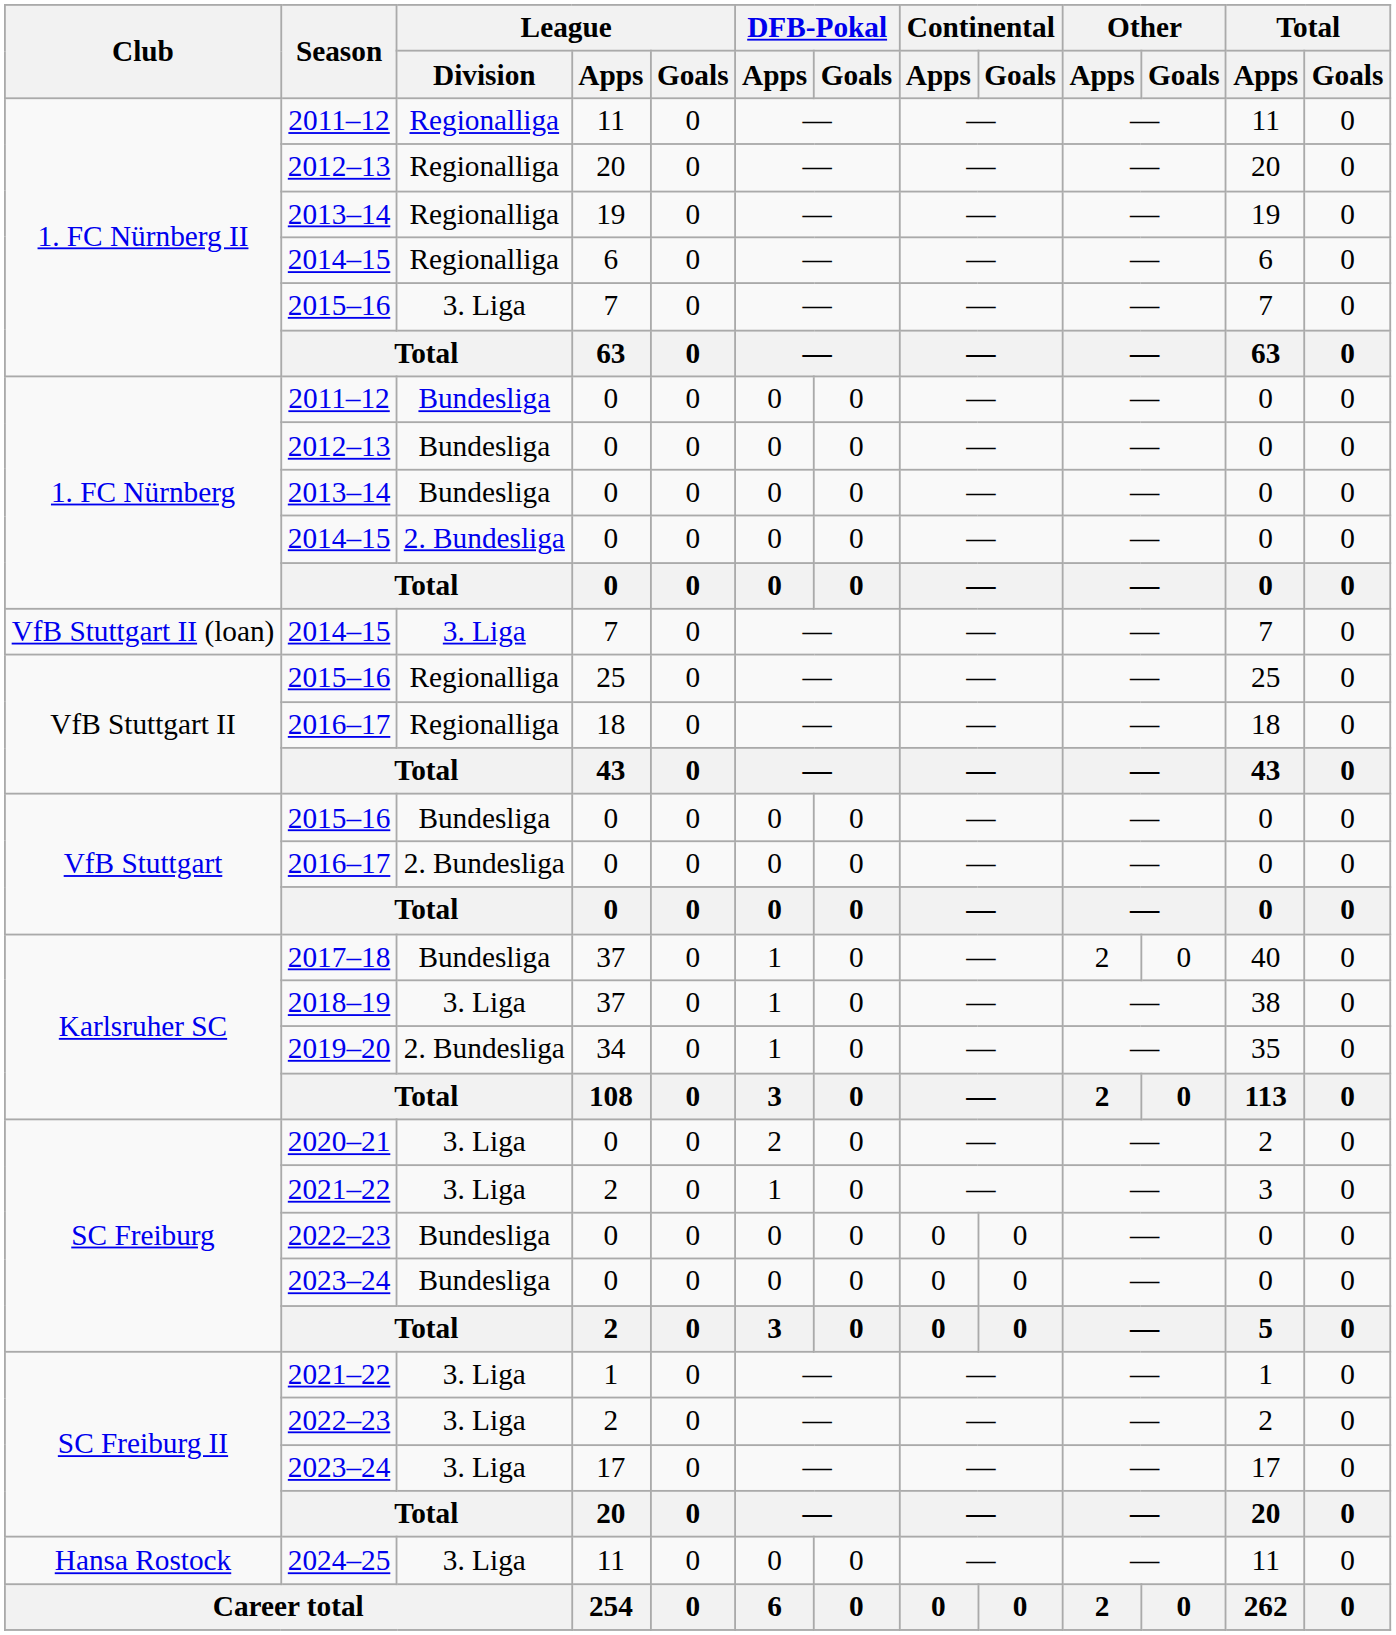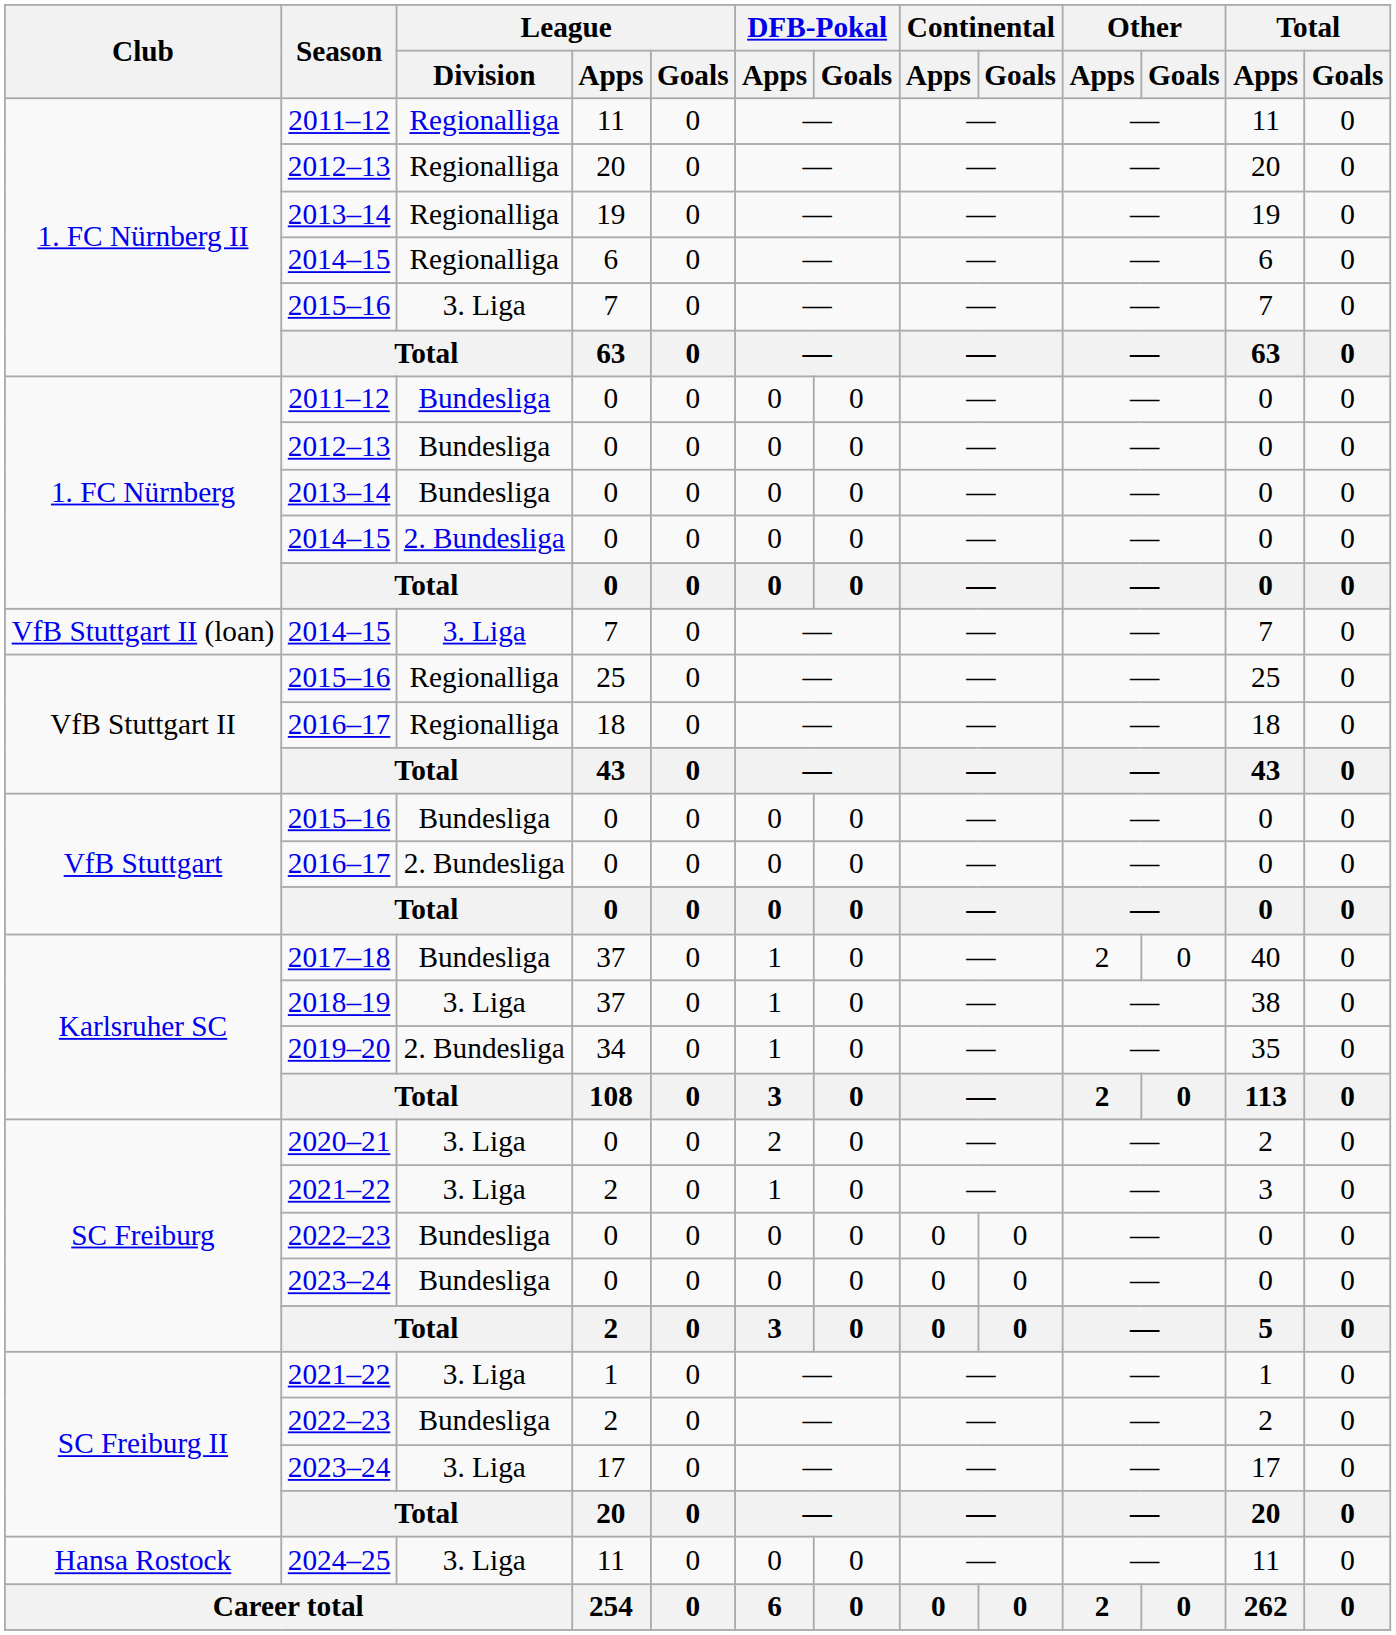(484, 1420) 3. Liga -> (484, 1420) Bundesliga
